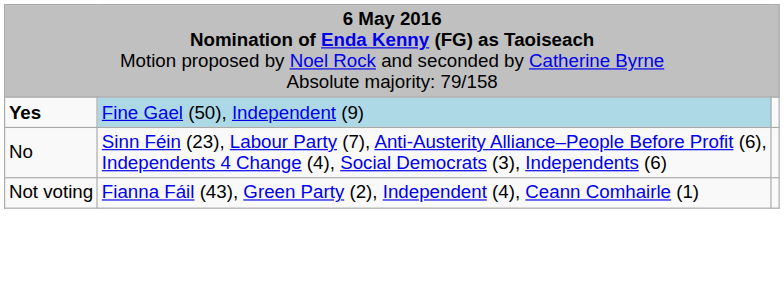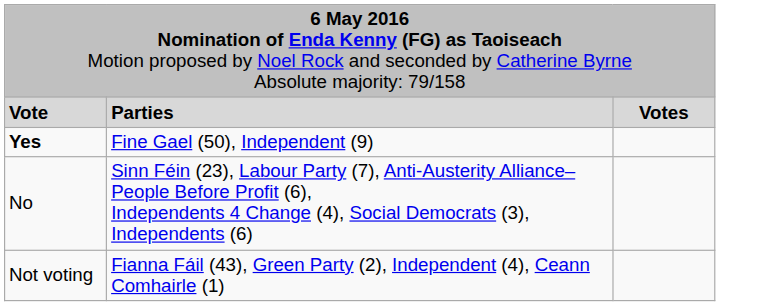+ row: (28, 112)
(233, 112) lightblue background -> (242, 141) no background
